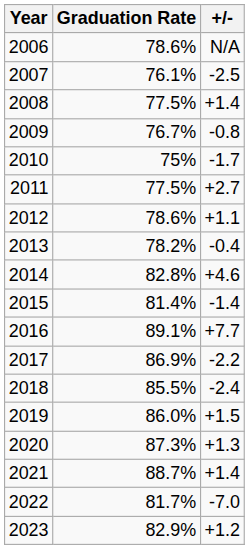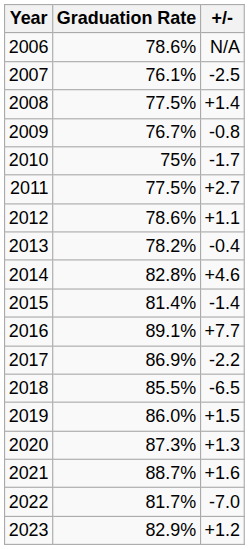(224, 388) -2.4 -> (224, 388) -6.5
(222, 473) +1.4 -> (222, 473) +1.6
